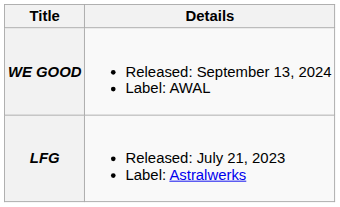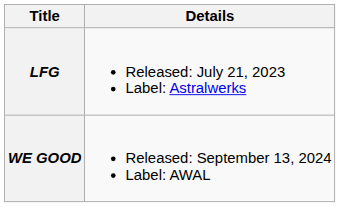rows swapped: (45, 158) <-> (45, 71)
